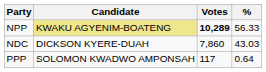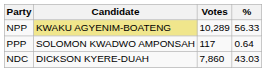(215, 28) bold -> (215, 28) normal
rows swapped: (17, 43) <-> (17, 59)
